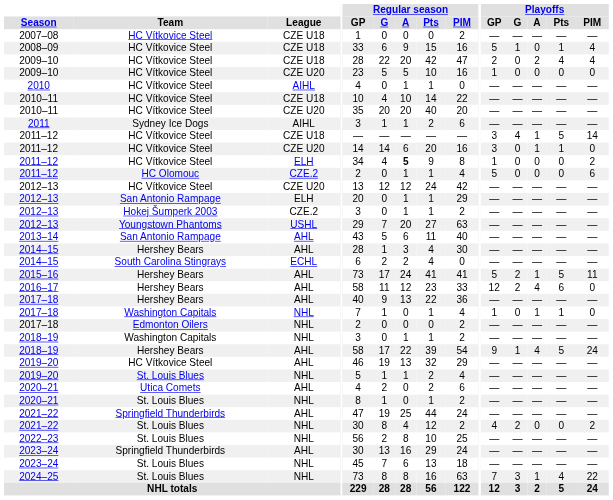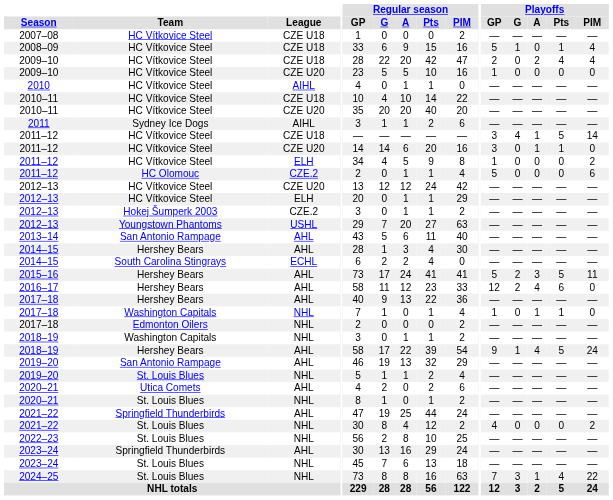(406, 161) bold -> (406, 161) normal
(170, 199) San Antonio Rampage -> (170, 199) HC Vítkovice Steel
(537, 275) 1 -> (537, 275) 3
(170, 363) HC Vítkovice Steel -> (170, 363) San Antonio Rampage
(518, 426) 2 -> (518, 426) 0
